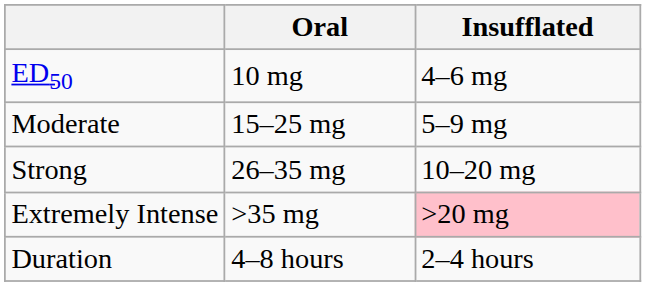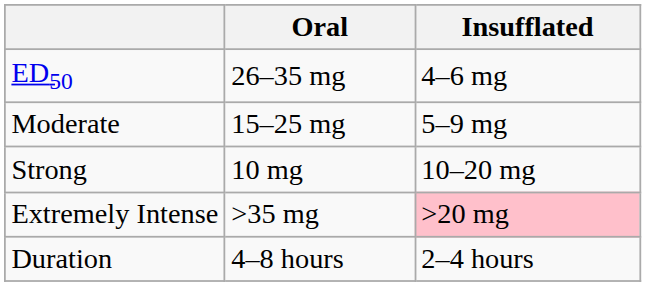(267, 75) 10 mg -> (288, 75) 26–35 mg
(288, 169) 26–35 mg -> (267, 169) 10 mg
